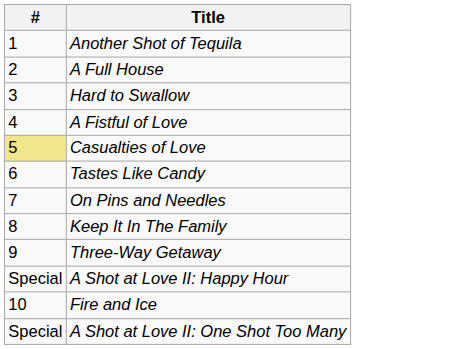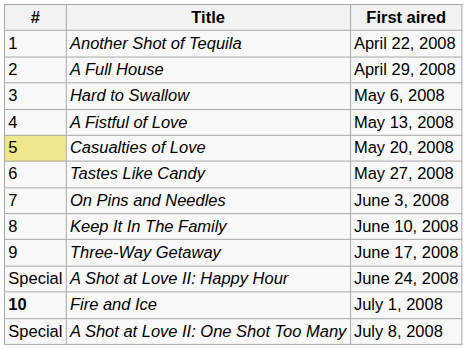+ column: (406, 17)
(17, 305) normal -> (17, 305) bold
